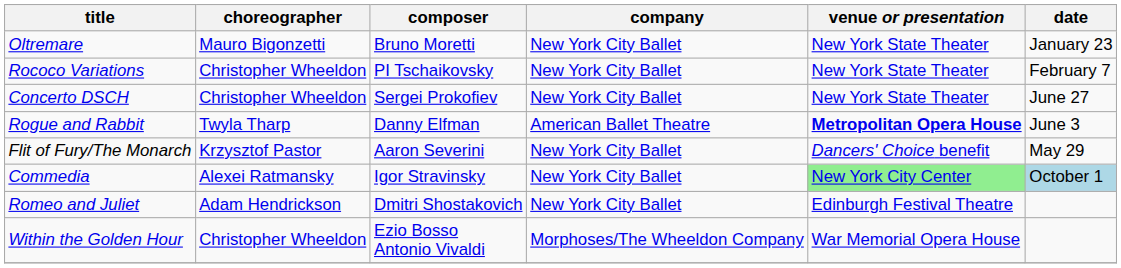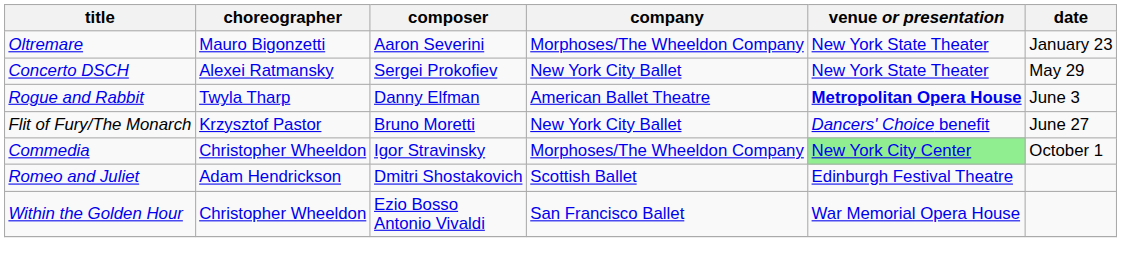(424, 44) Bruno Moretti -> (429, 44) Aaron Severini
(606, 44) New York City Ballet -> (667, 44) Morphoses/The Wheeldon Company
- row: (76, 71)
(283, 97) Christopher Wheeldon -> (266, 71) Alexei Ratmansky
(1059, 97) June 27 -> (1057, 71) May 29
(429, 151) Aaron Severini -> (424, 124) Bruno Moretti
(1057, 151) May 29 -> (1059, 124) June 27
(266, 177) Alexei Ratmansky -> (283, 151) Christopher Wheeldon
(606, 177) New York City Ballet -> (667, 151) Morphoses/The Wheeldon Company
(1066, 177) lightblue background -> (1066, 151) no background
(606, 204) New York City Ballet -> (583, 177) Scottish Ballet
(667, 240) Morphoses/The Wheeldon Company -> (607, 213) San Francisco Ballet
